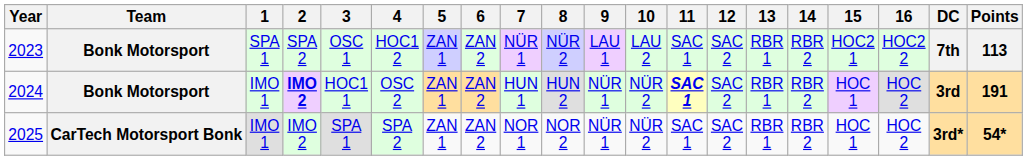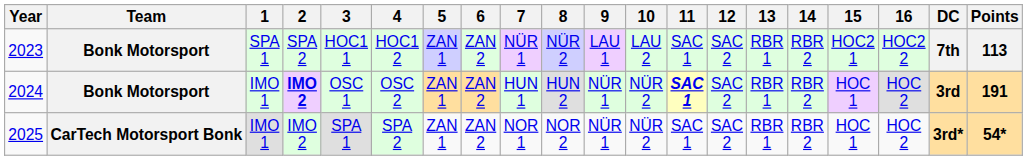(346, 50) OSC 1 -> (346, 50) HOC1 1
(346, 92) HOC1 1 -> (346, 92) OSC 1
